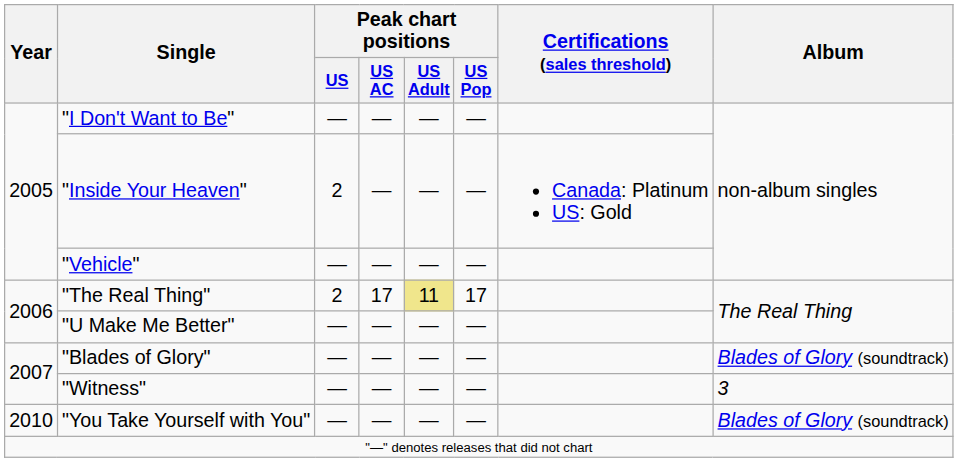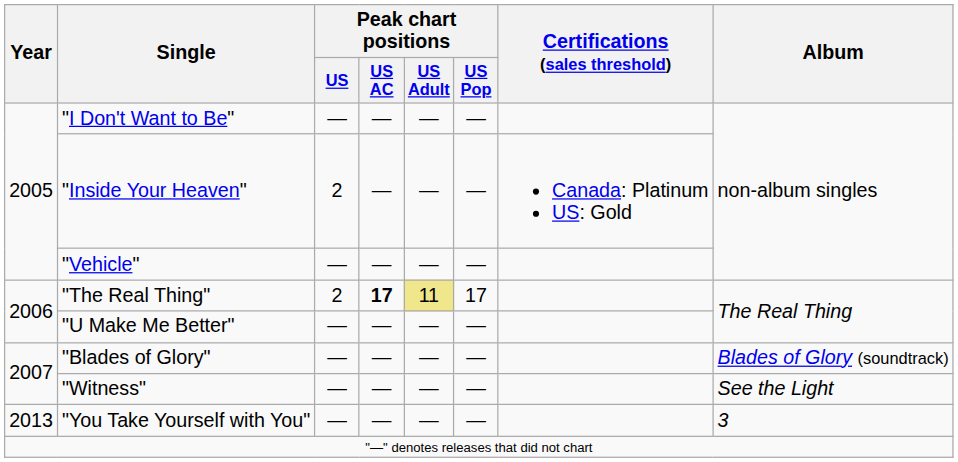(382, 295) normal -> (382, 295) bold
(723, 389) 3 -> (776, 389) See the Light
(31, 420) 2010 -> (31, 420) 2013
(833, 420) Blades of Glory (soundtrack) -> (723, 420) 3
